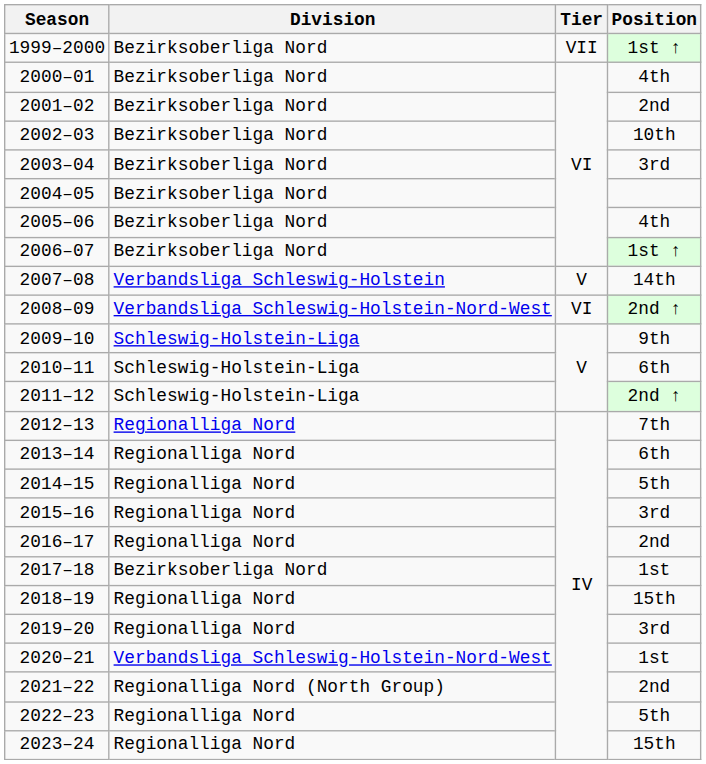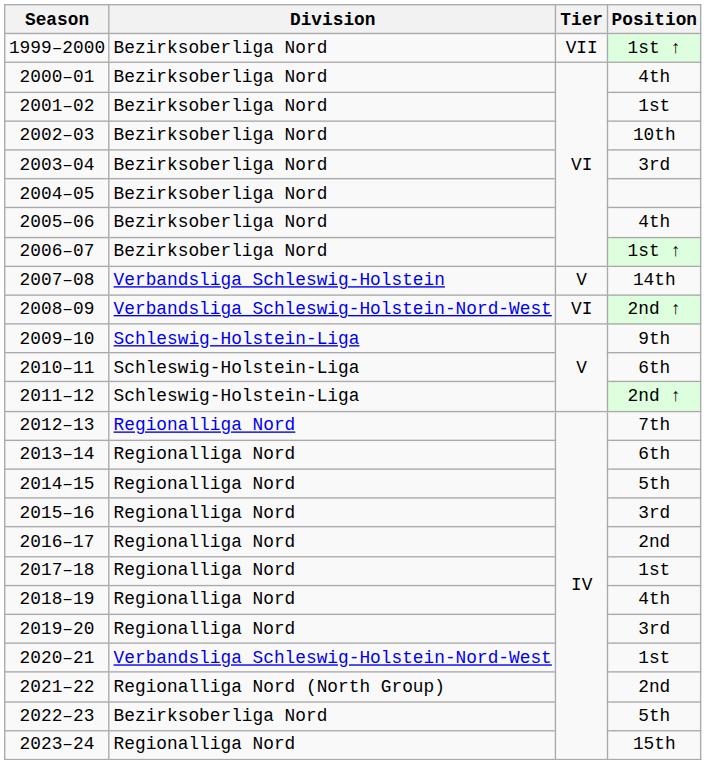(654, 106) 2nd -> (654, 106) 1st
(220, 571) Bezirksoberliga Nord -> (204, 571) Regionalliga Nord
(654, 600) 15th -> (654, 600) 4th
(204, 716) Regionalliga Nord -> (220, 716) Bezirksoberliga Nord
